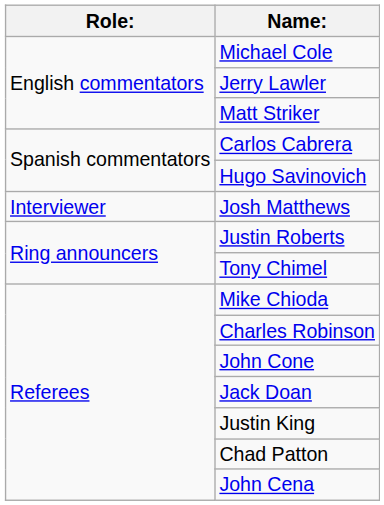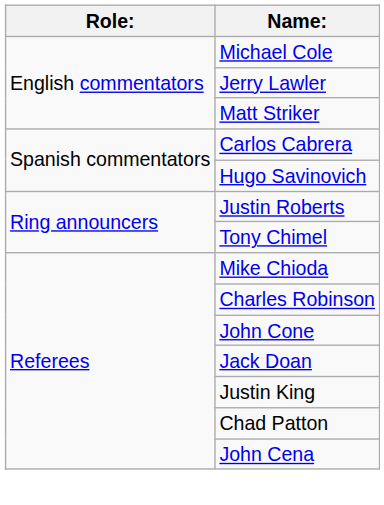- row: (285, 207)
